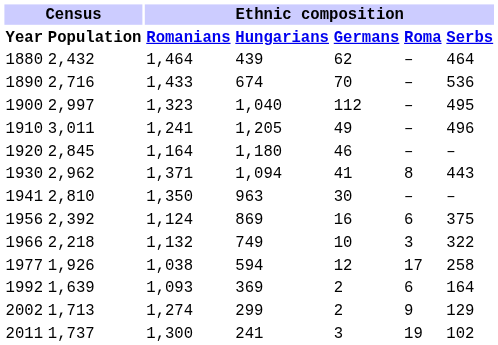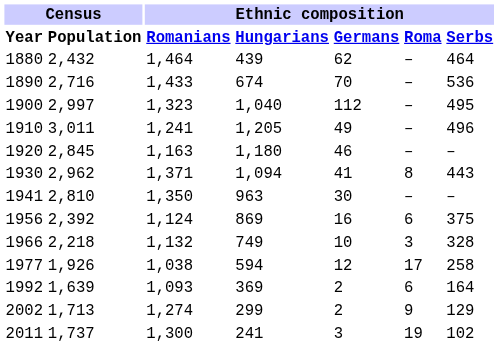(170, 151) 1,164 -> (170, 151) 1,163
(460, 243) 322 -> (460, 243) 328
